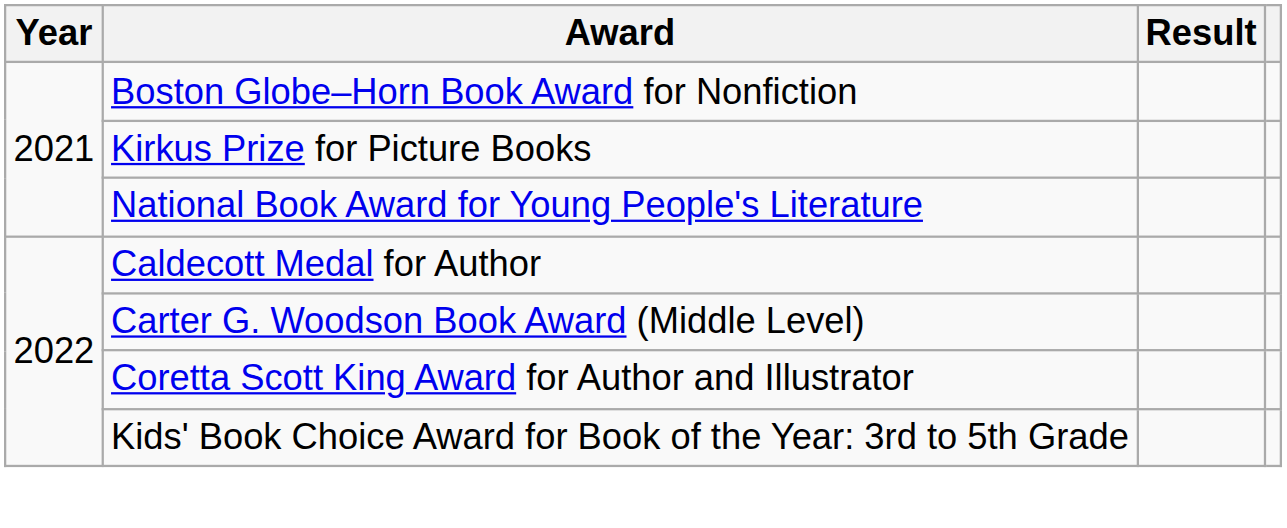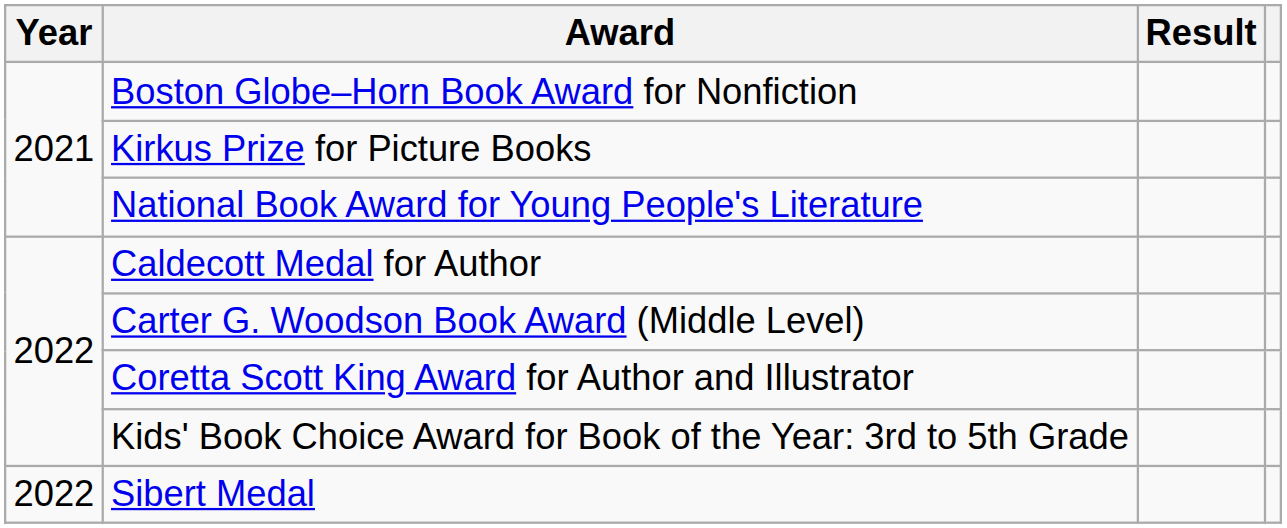+ row: (213, 494)
